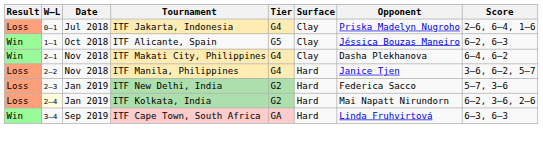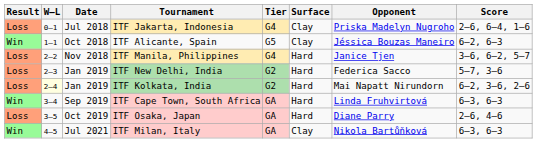- row: (189, 56)
+ row: (156, 116)
+ row: (156, 130)
